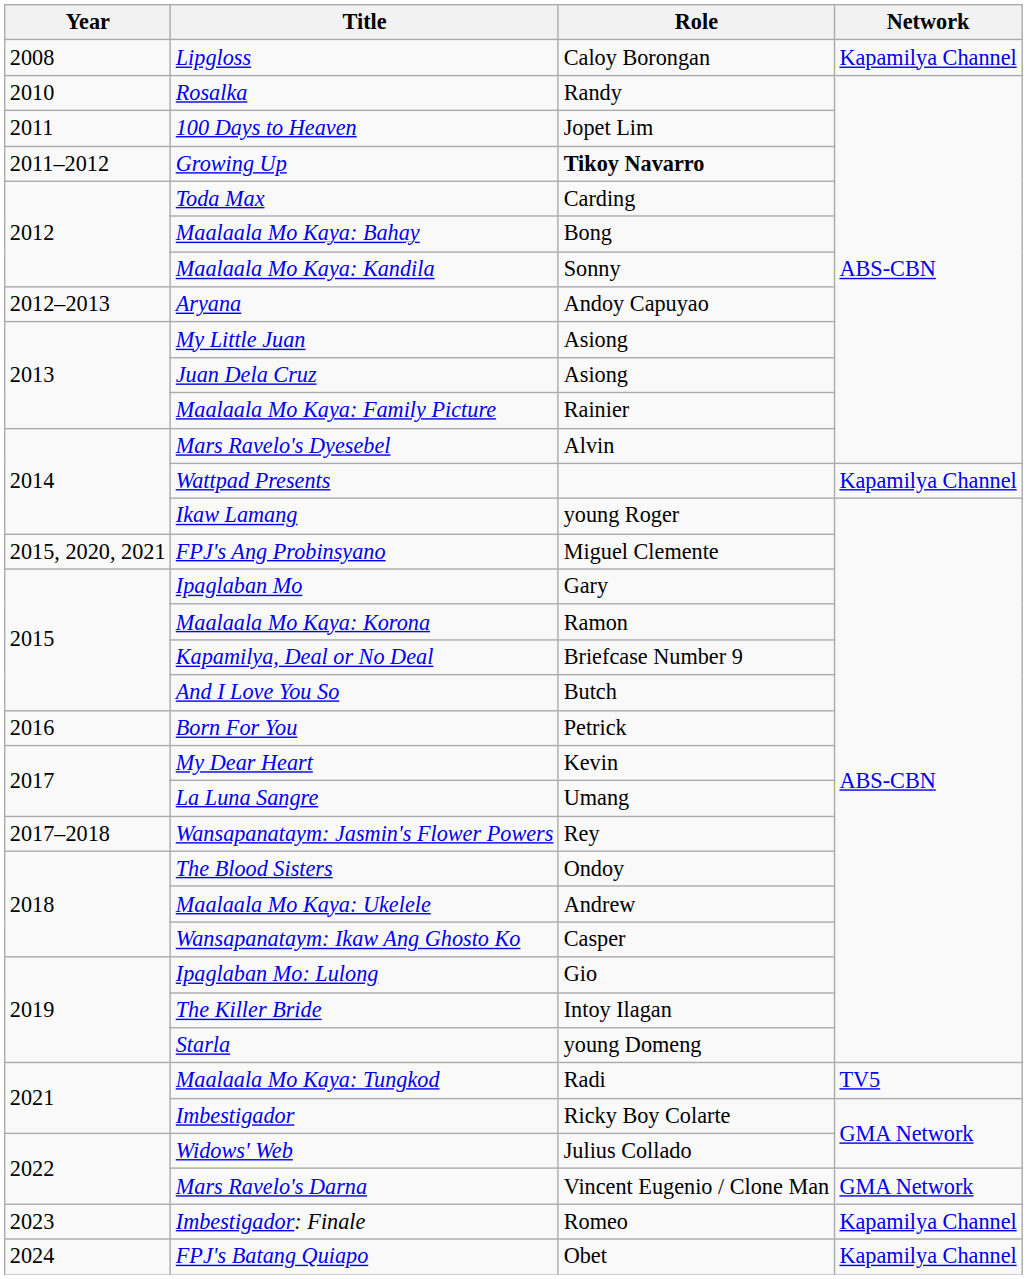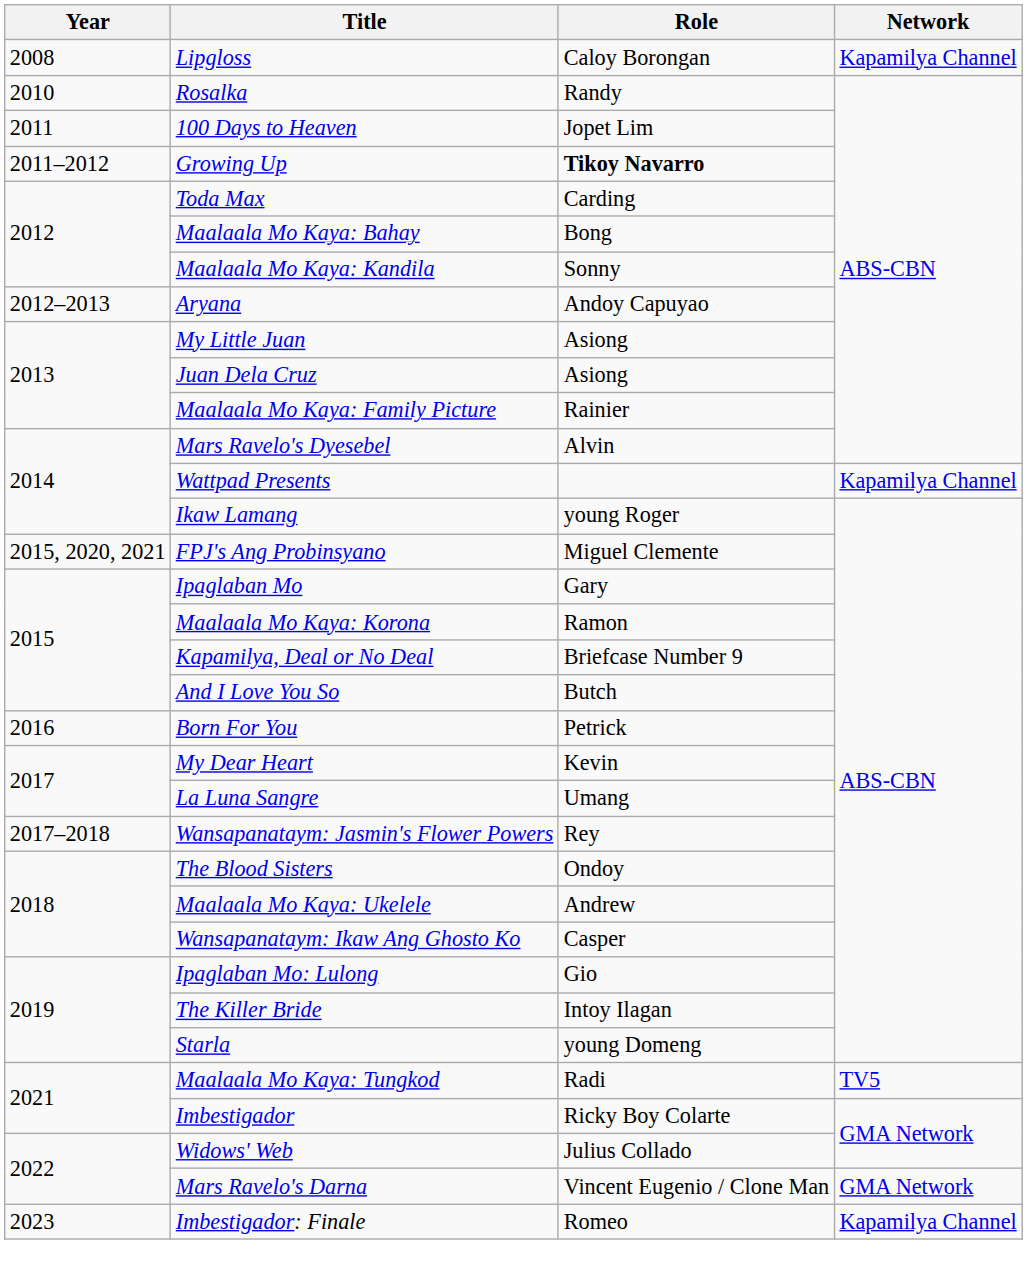- row: (272, 1256)
